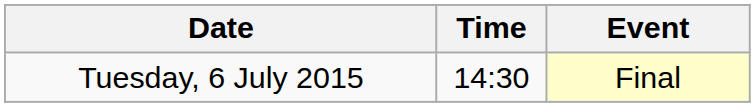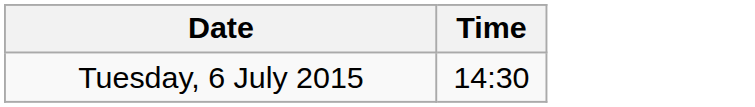- column: (648, 28)
